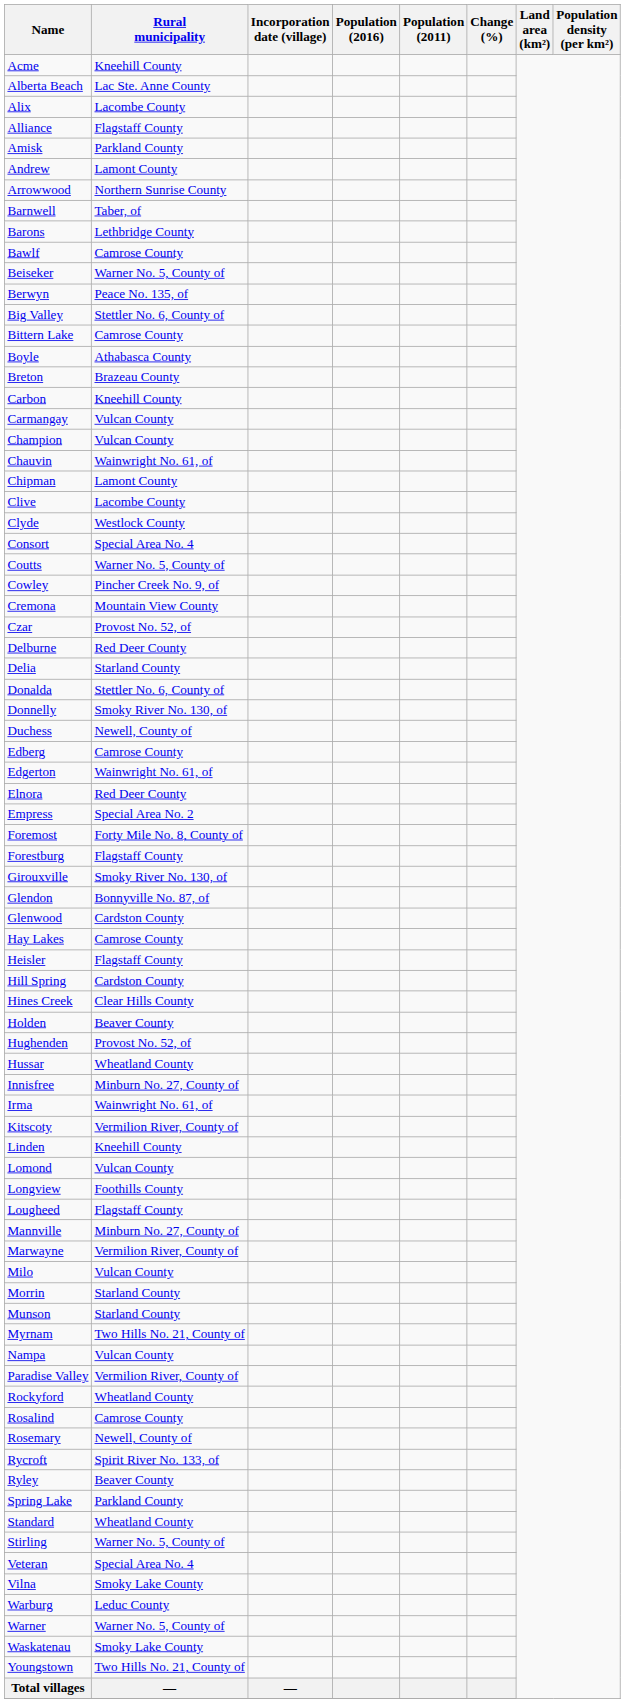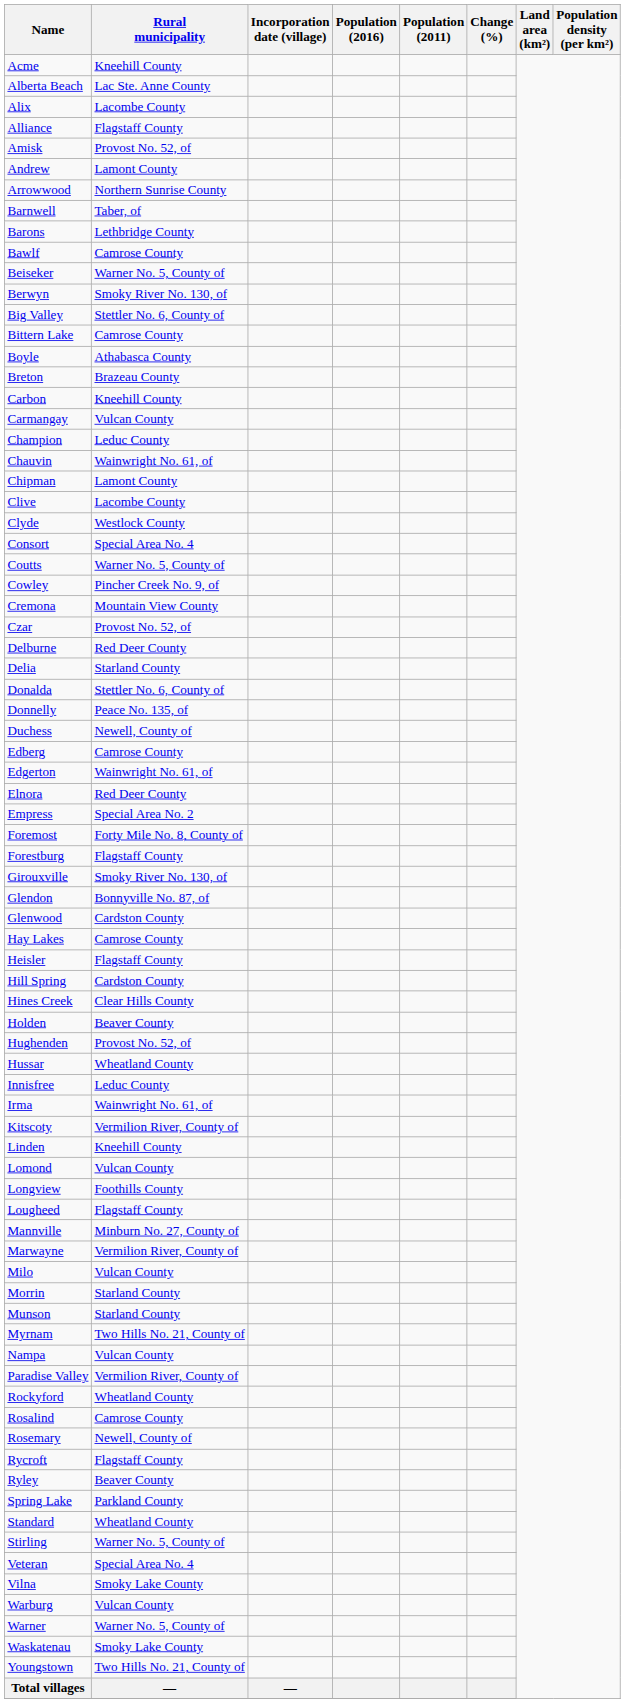(139, 148) Parkland County -> (143, 148) Provost No. 52, of
(141, 294) Peace No. 135, of -> (161, 294) Smoky River No. 130, of
(134, 439) Vulcan County -> (132, 439) Leduc County
(161, 710) Smoky River No. 130, of -> (141, 710) Peace No. 135, of
(167, 1084) Minburn No. 27, County of -> (132, 1084) Leduc County
(157, 1459) Spirit River No. 133, of -> (139, 1459) Flagstaff County
(132, 1604) Leduc County -> (134, 1604) Vulcan County
